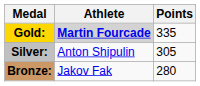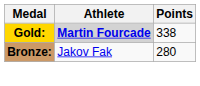(166, 33) 335 -> (166, 33) 338
- row: (29, 52)
